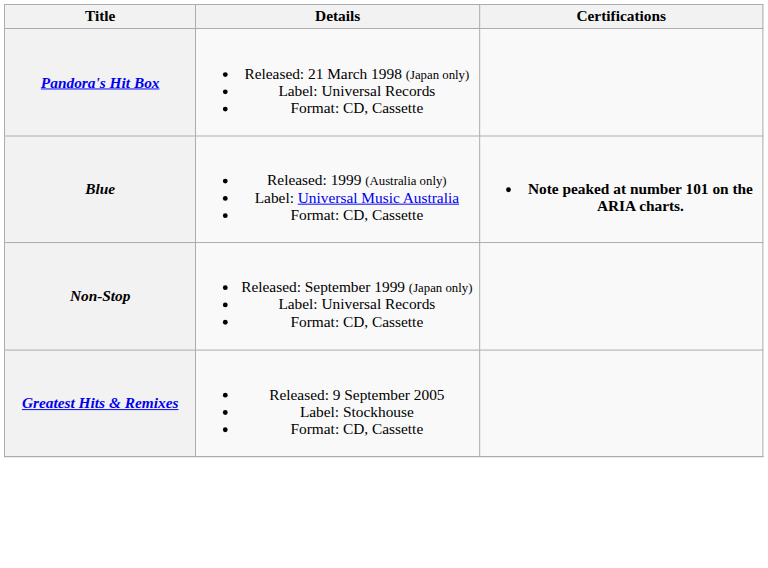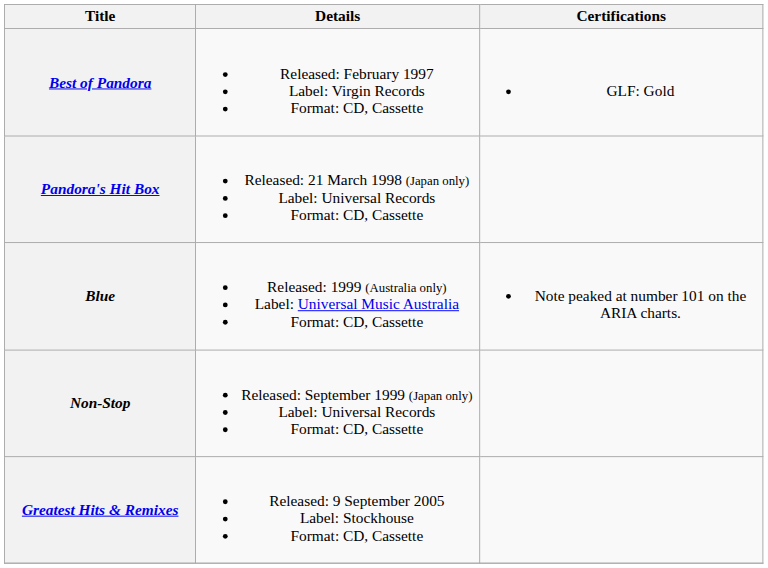+ row: (100, 82)
(621, 198) bold -> (621, 305) normal
